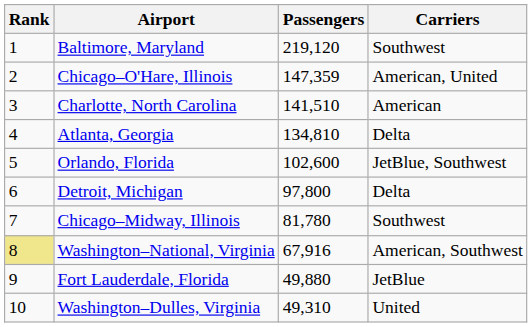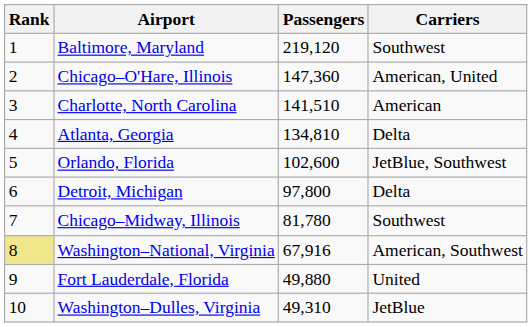(311, 76) 147,359 -> (311, 76) 147,360
(399, 278) JetBlue -> (396, 278) United
(396, 307) United -> (399, 307) JetBlue
